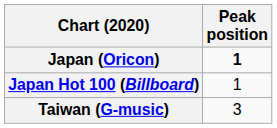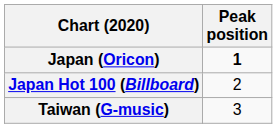(237, 85) 1 -> (237, 85) 2
